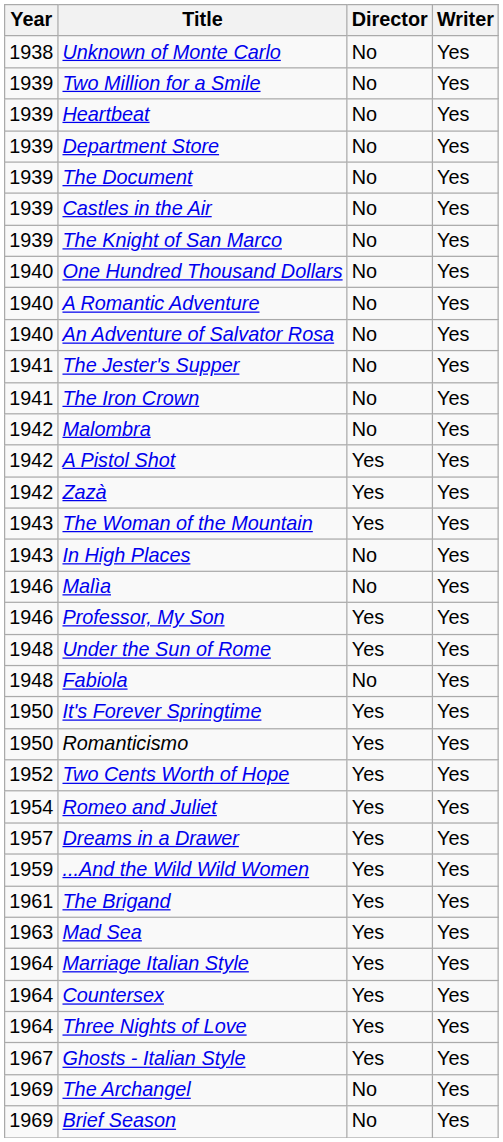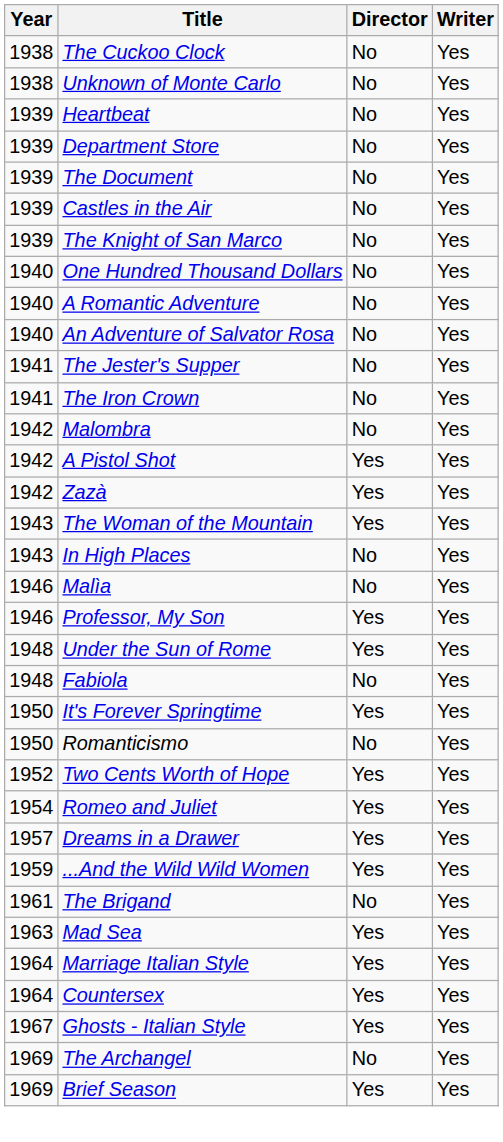+ row: (144, 51)
- row: (162, 83)
(368, 743) Yes -> (364, 743) No
(368, 901) Yes -> (364, 901) No
- row: (155, 1027)
(364, 1121) No -> (368, 1090) Yes
